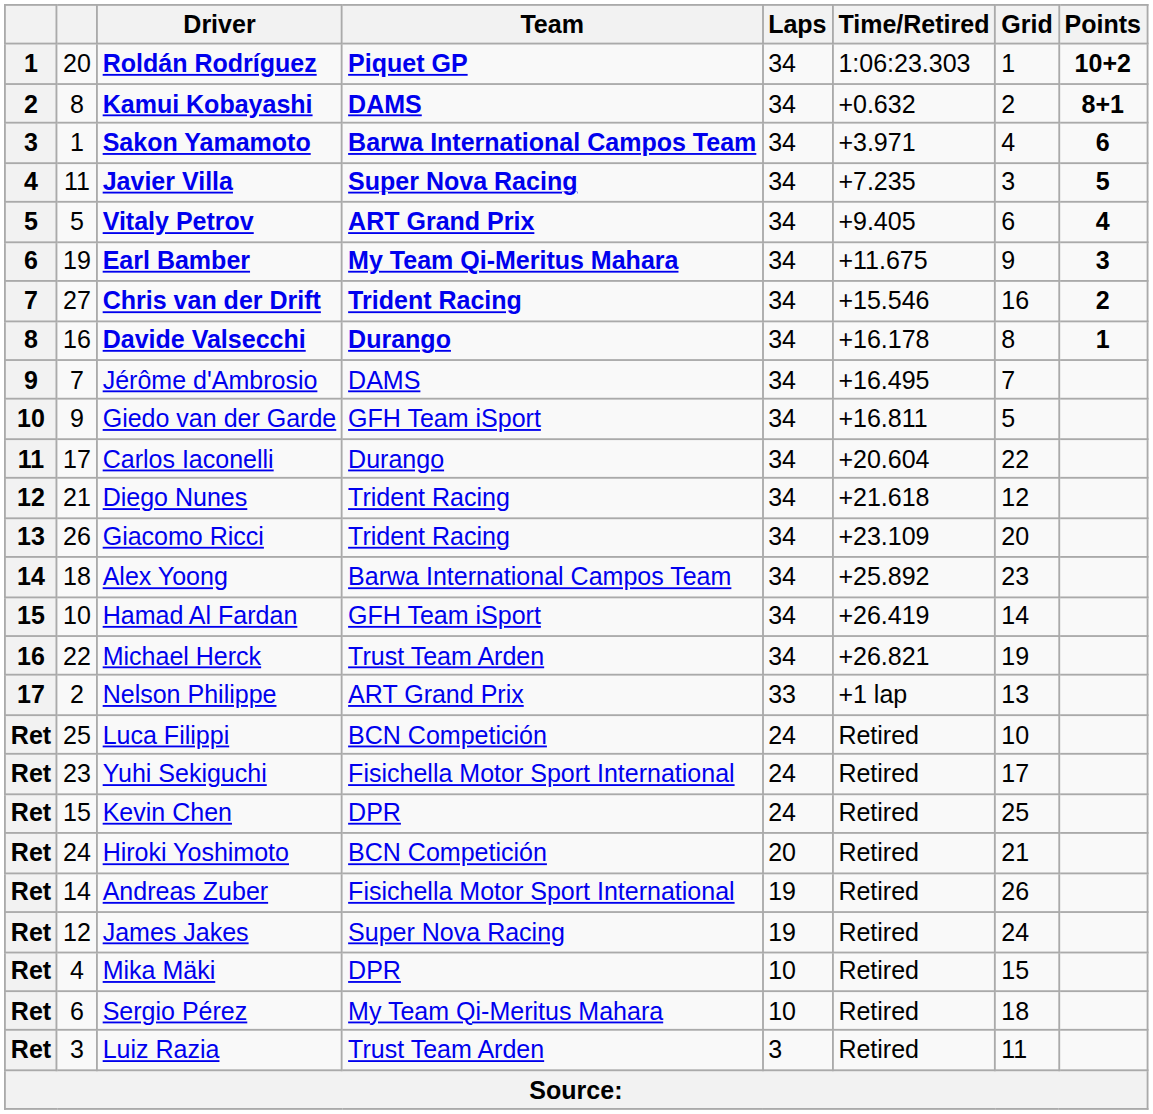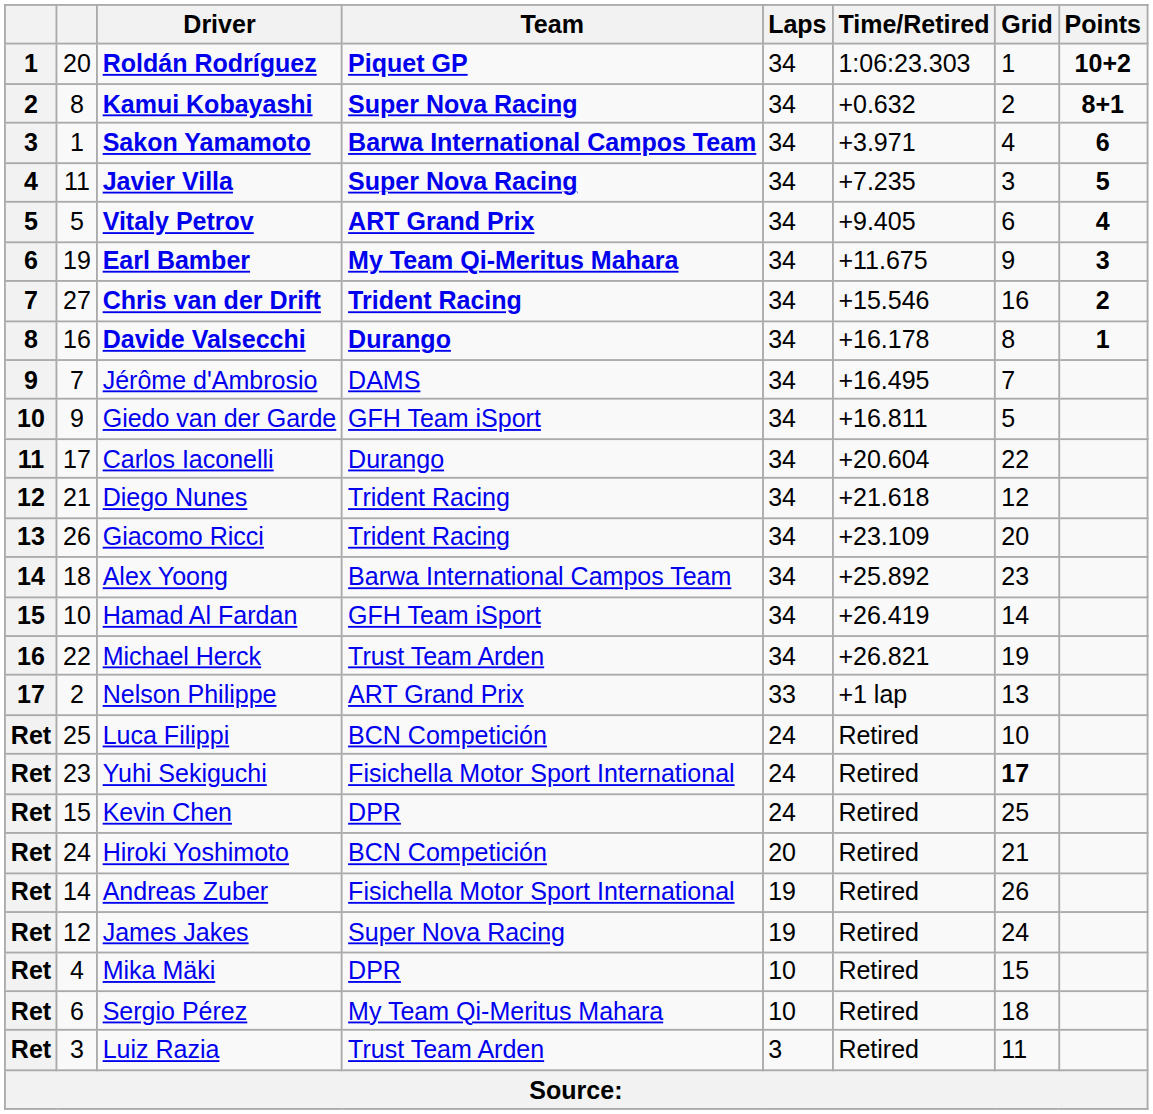(385, 103) DAMS -> (463, 103) Super Nova Racing
(1015, 774) normal -> (1015, 774) bold
